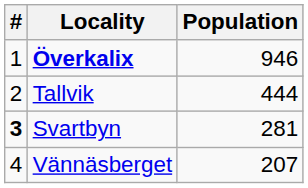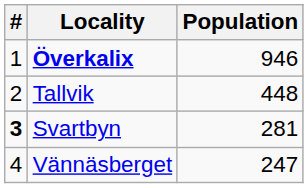(280, 93) 444 -> (280, 93) 448
(280, 164) 207 -> (280, 164) 247
